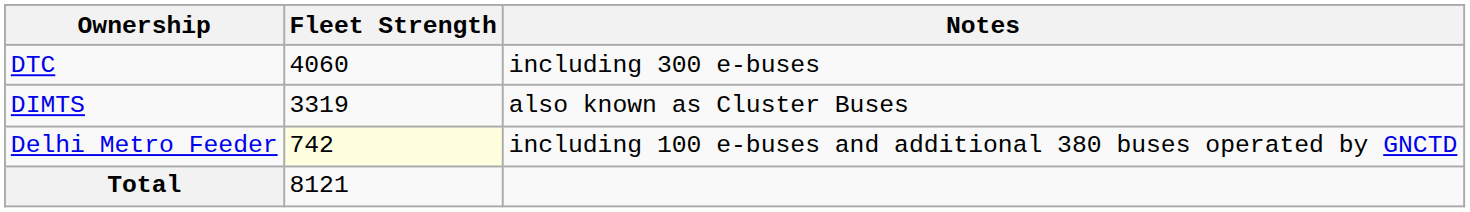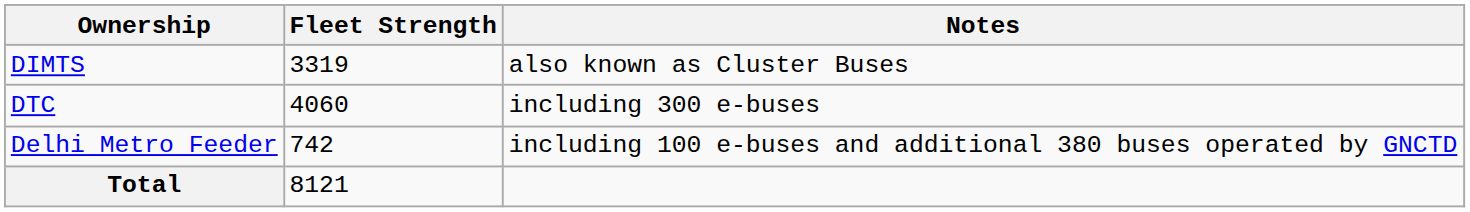rows swapped: (33, 65) <-> (48, 106)
(312, 146) lightyellow background -> (312, 146) no background
